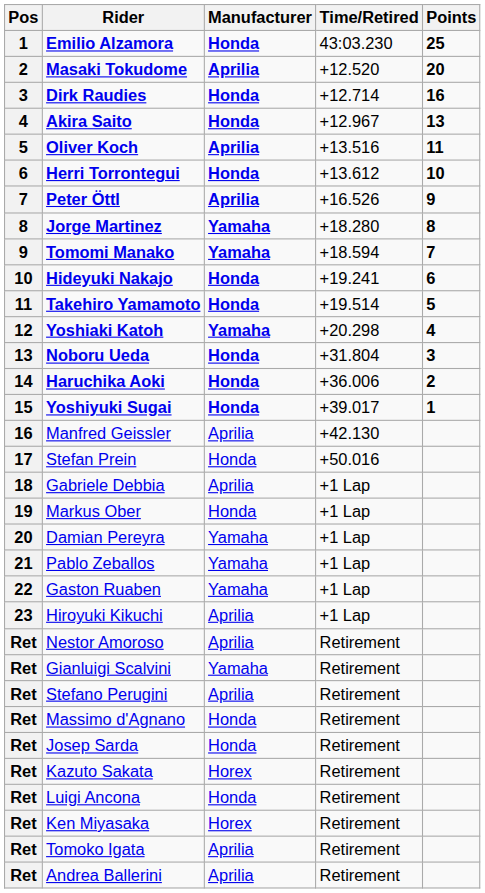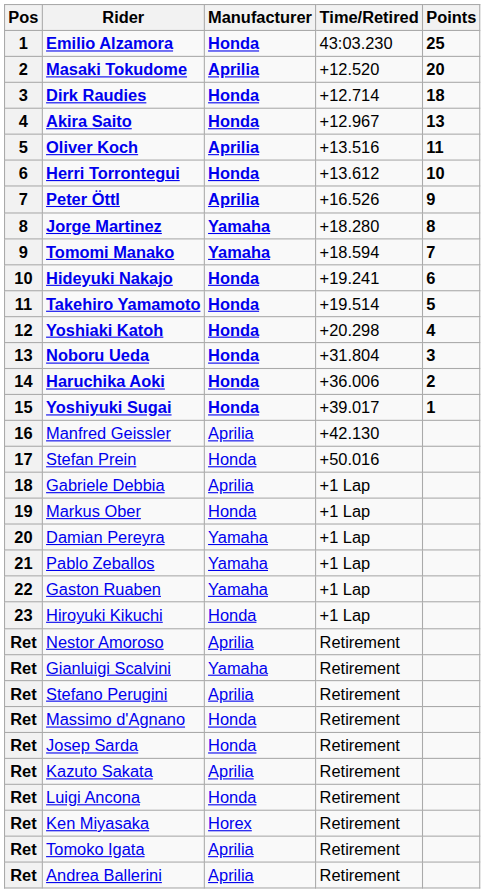(435, 96) 16 -> (435, 96) 18
(239, 330) Yamaha -> (234, 330) Honda
(231, 615) Aprilia -> (232, 615) Honda
(230, 771) Horex -> (231, 771) Aprilia
